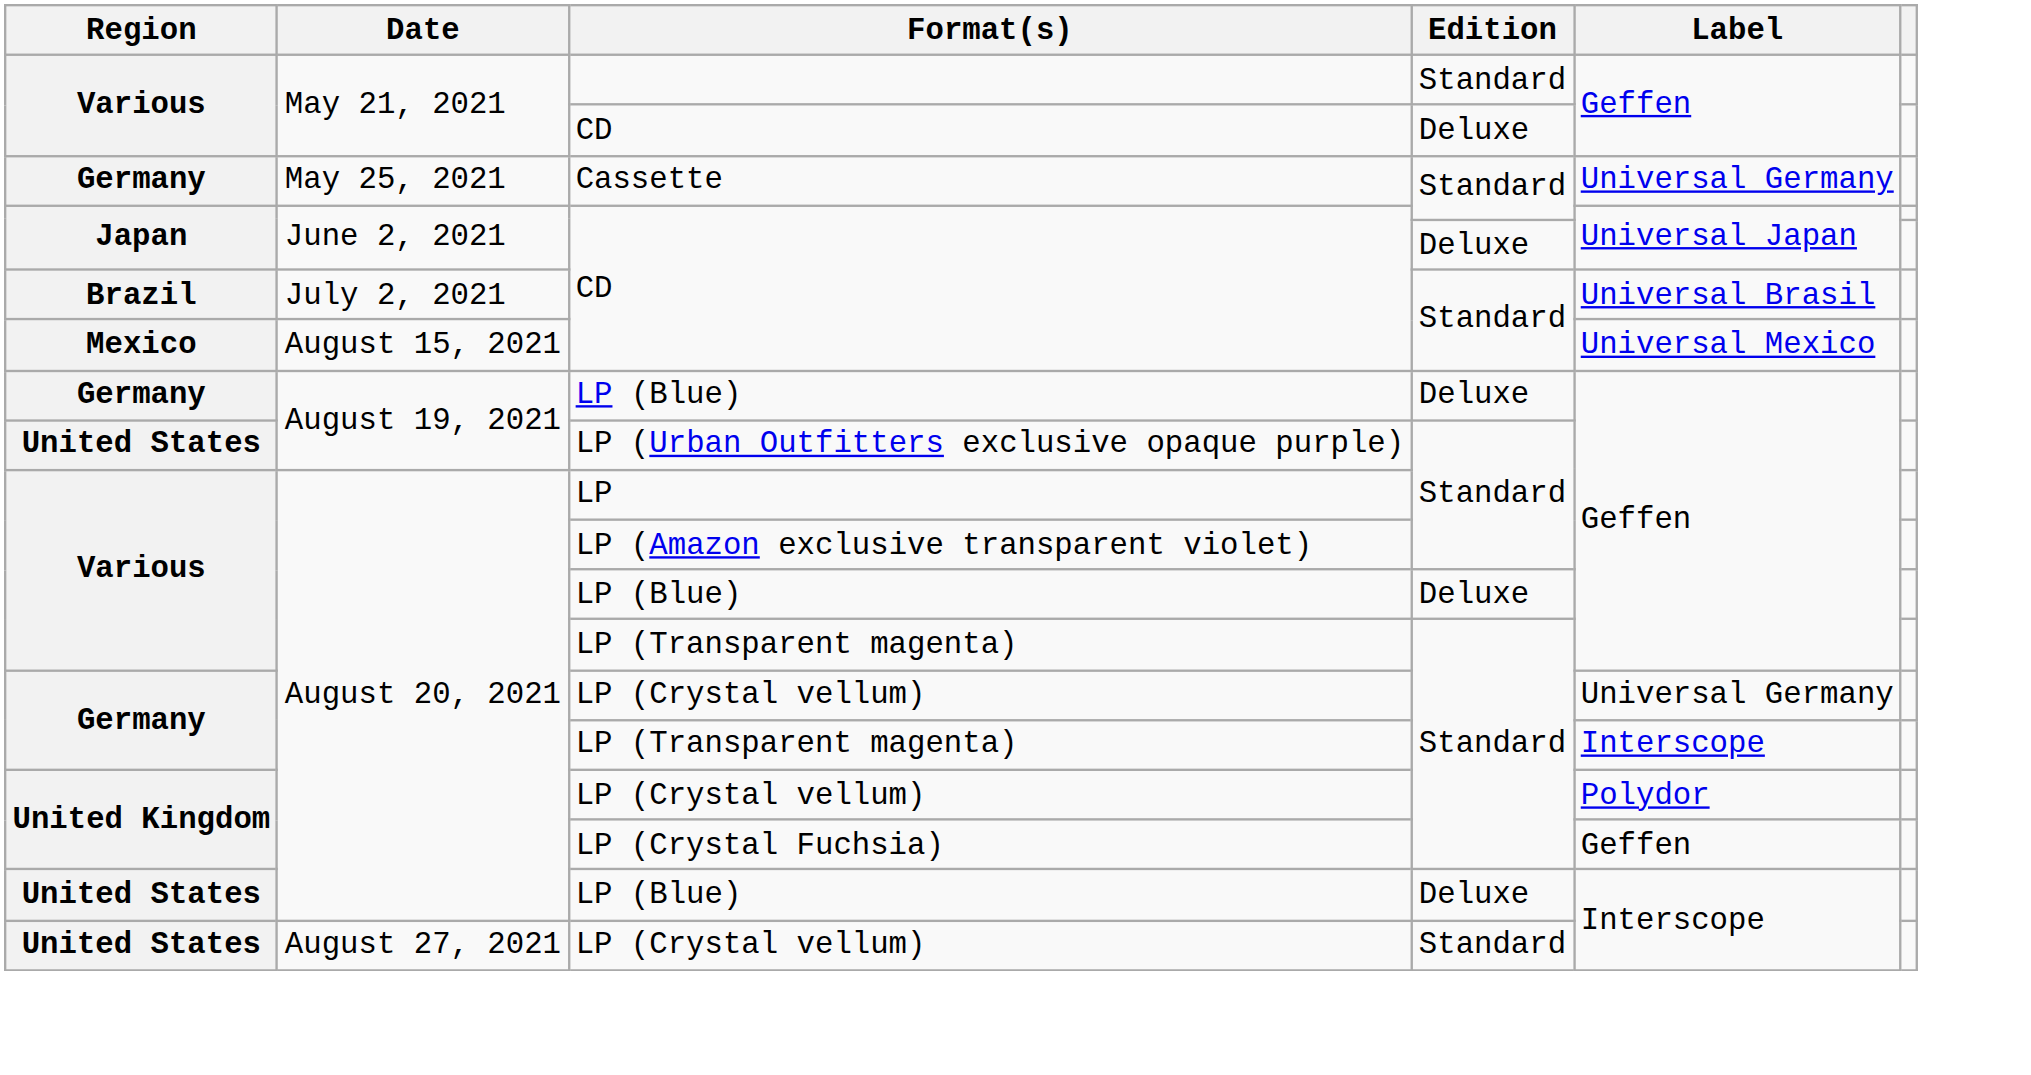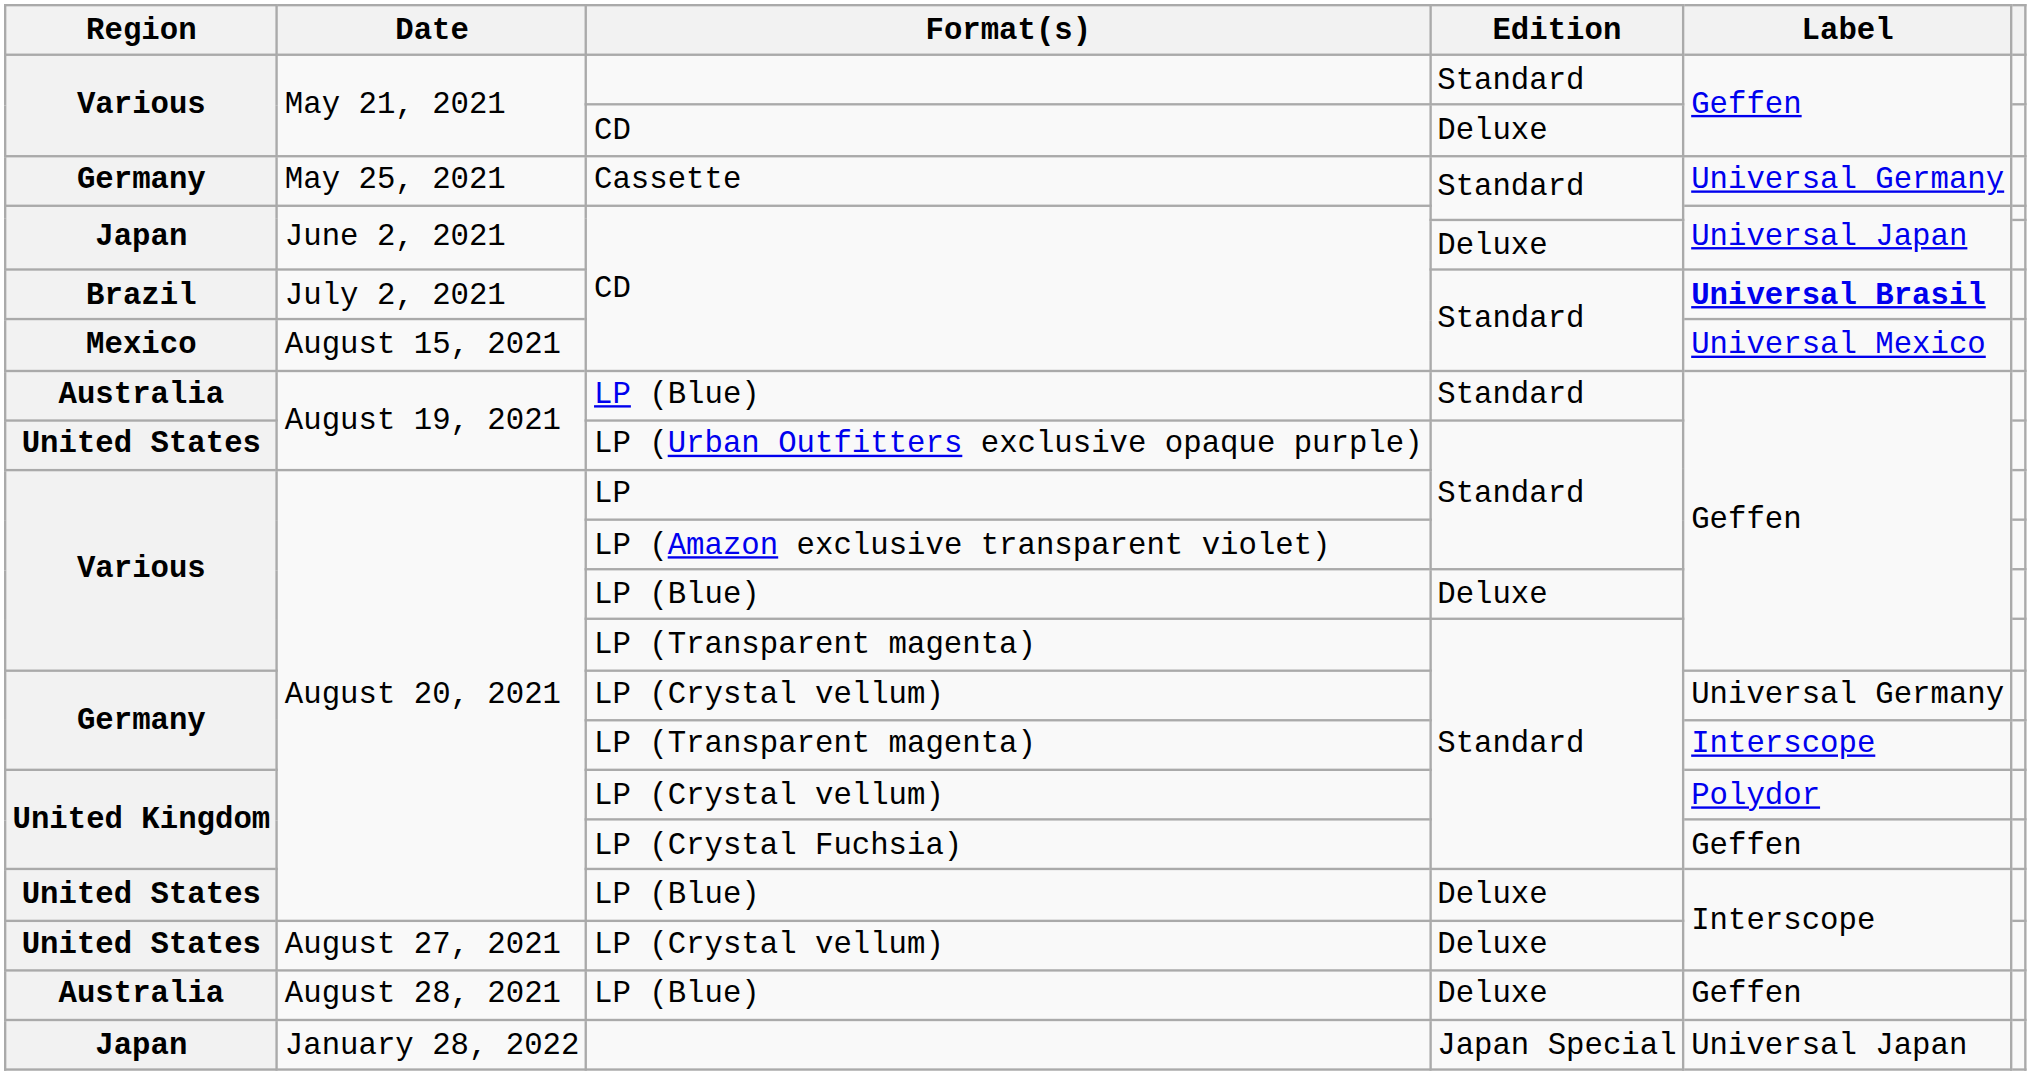(1728, 295) normal -> (1838, 295) bold
(141, 395) Germany -> (141, 395) Australia
(1474, 395) Deluxe -> (1511, 395) Standard
(1492, 945) Standard -> (1492, 945) Deluxe
+ row: (423, 995)
+ row: (432, 1045)
